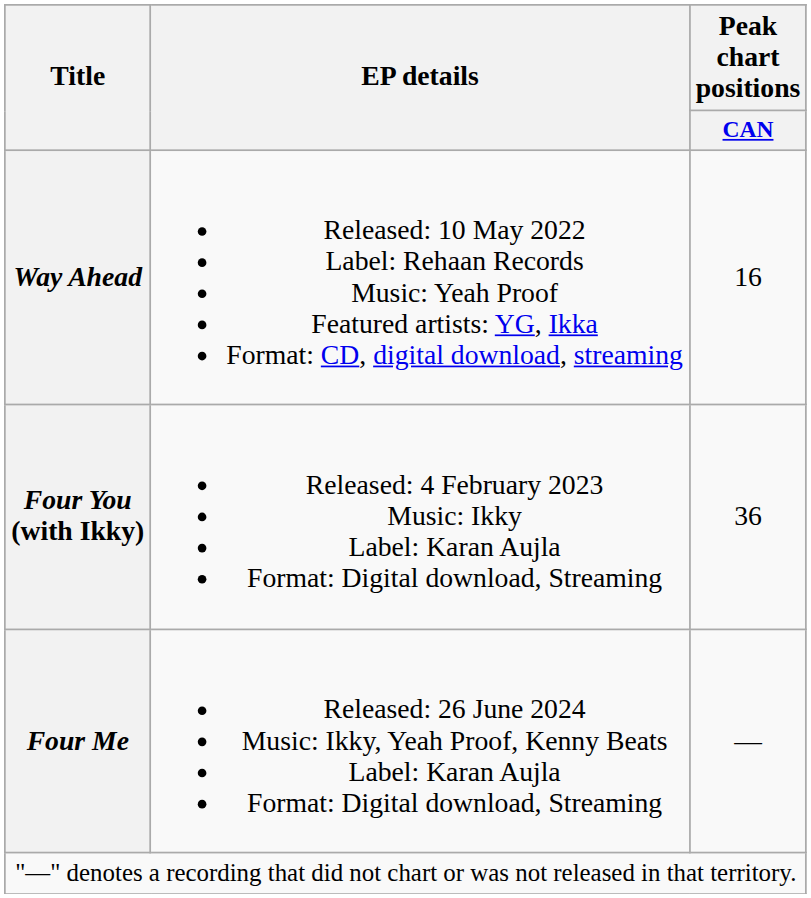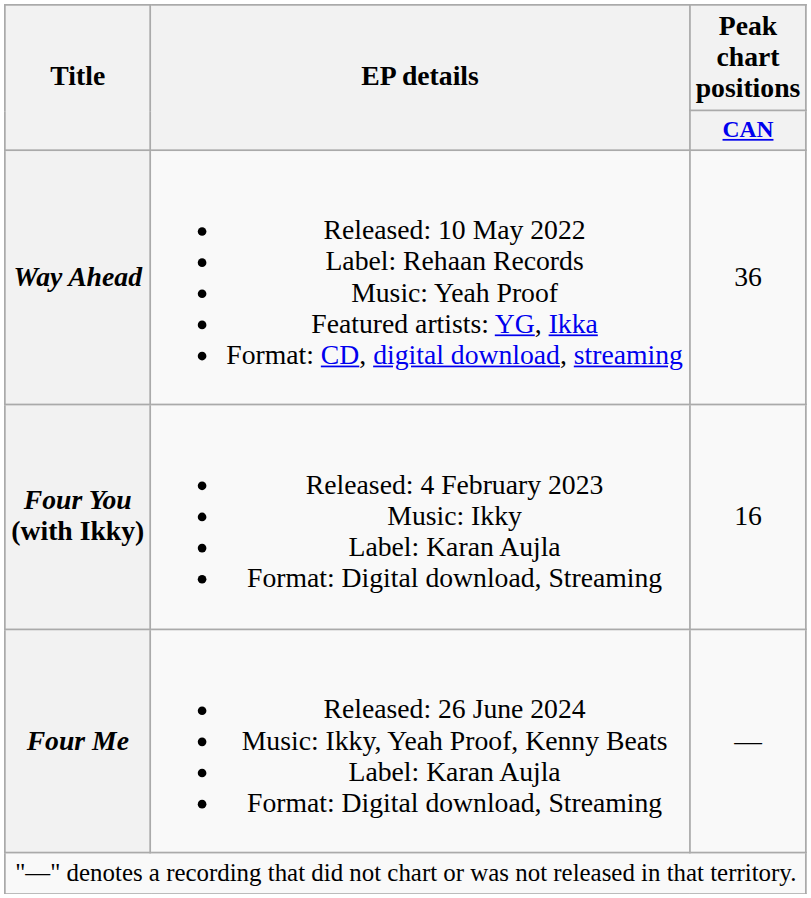(748, 276) 16 -> (748, 276) 36
(748, 516) 36 -> (748, 516) 16
